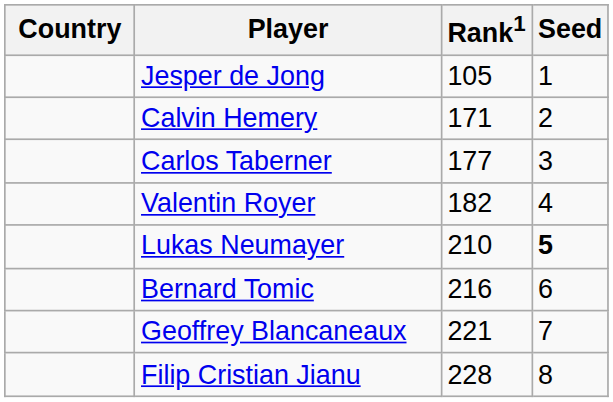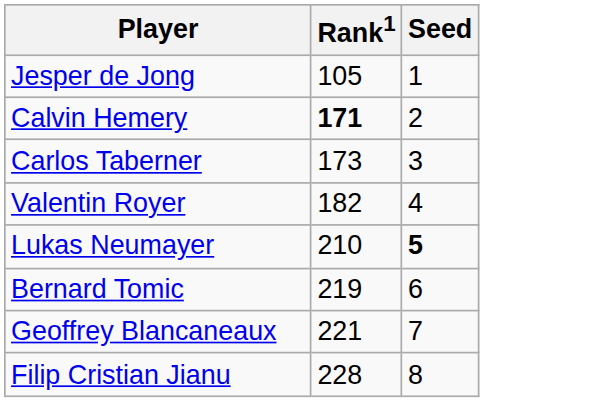- column: (70, 29)
(470, 118) normal -> (340, 118) bold
(470, 160) 177 -> (340, 160) 173
(470, 288) 216 -> (340, 288) 219
